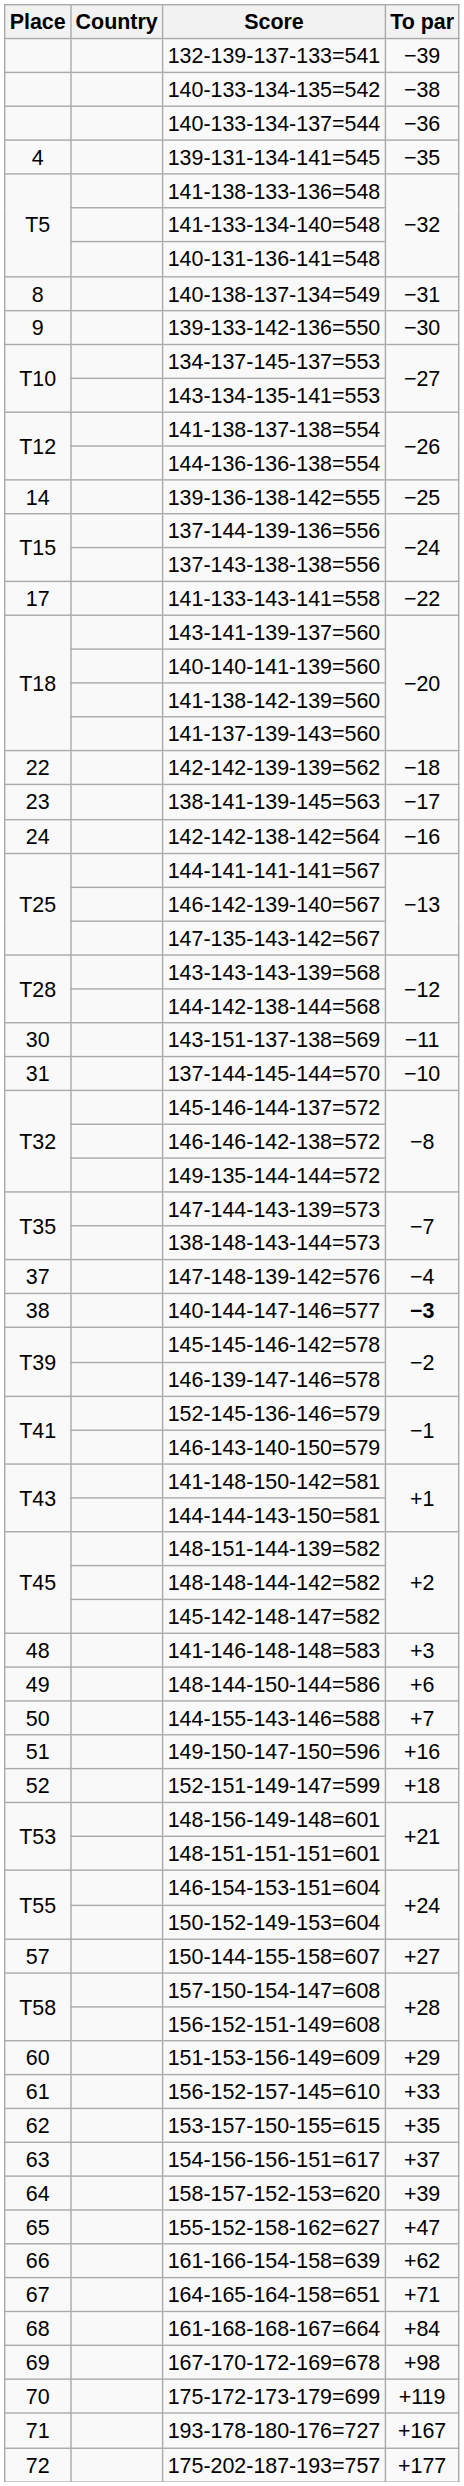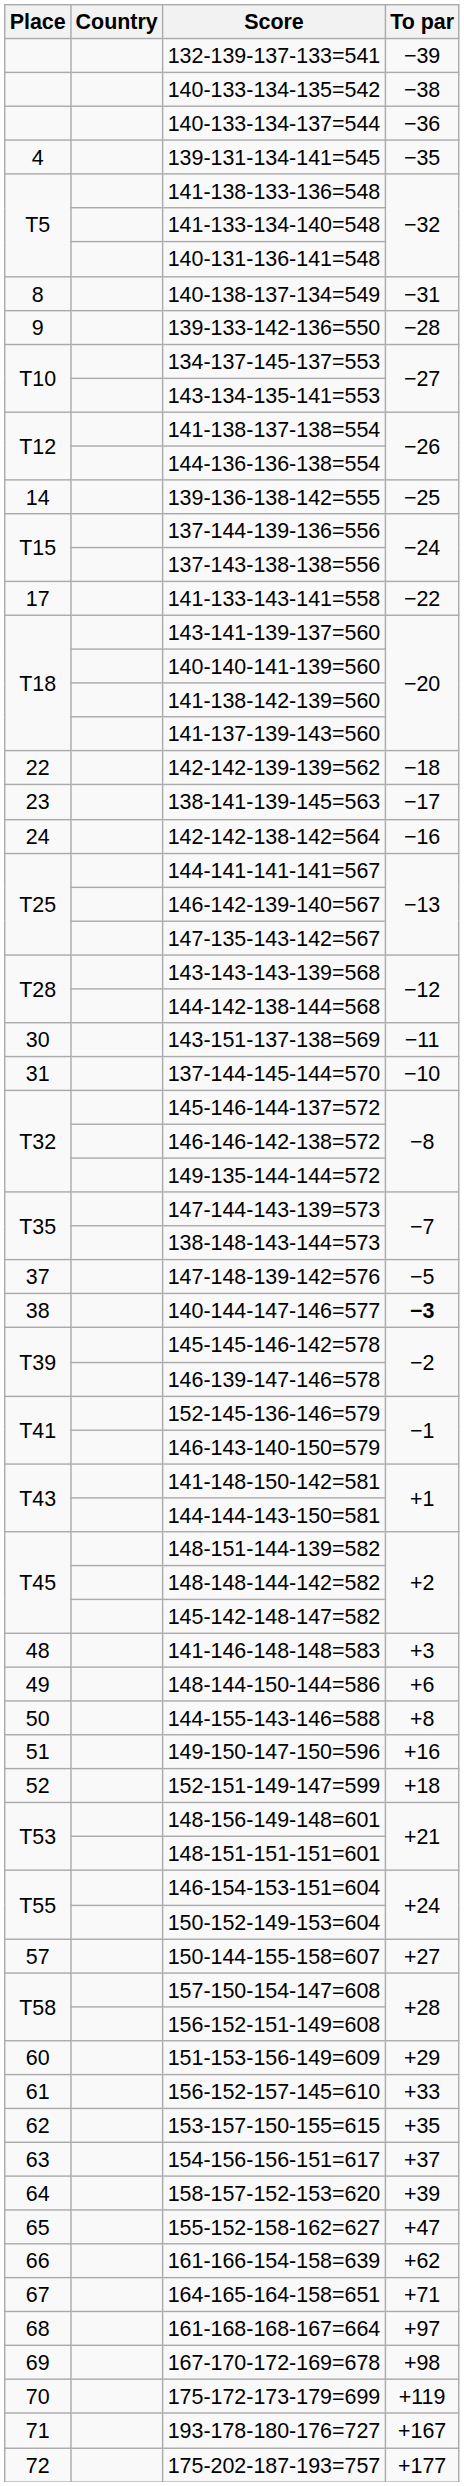(422, 327) −30 -> (422, 327) −28
(422, 1277) −4 -> (422, 1277) −5
(422, 1718) +7 -> (422, 1718) +8
(422, 2329) +84 -> (422, 2329) +97
